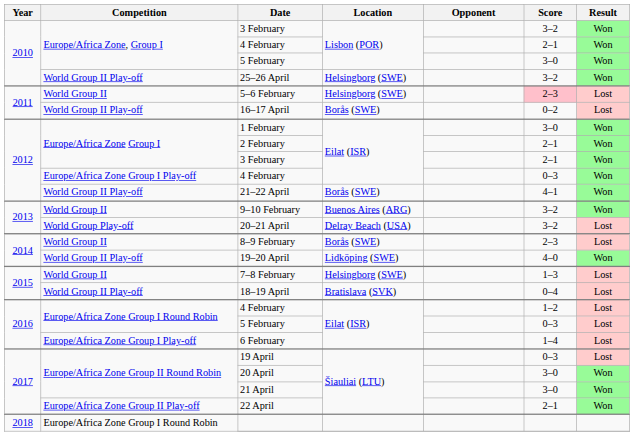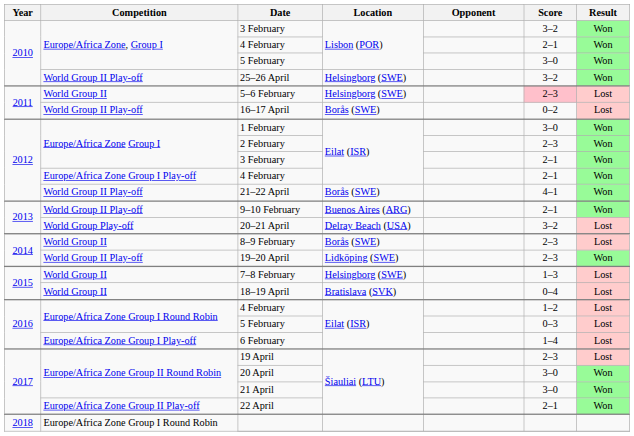(550, 143) 2–1 -> (550, 143) 2–3
(550, 176) 0–3 -> (550, 176) 2–1
(75, 209) World Group II -> (93, 209) World Group II Play-off
(550, 209) 3–2 -> (550, 209) 2–1
(550, 258) 4–0 -> (550, 258) 2–3
(93, 291) World Group II Play-off -> (75, 291) World Group II
(550, 357) 0–3 -> (550, 357) 2–3
